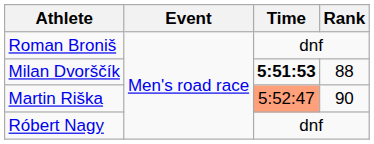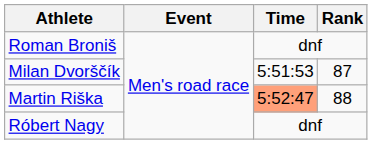(286, 72) bold -> (285, 72) normal
(344, 72) 88 -> (342, 72) 87
(344, 99) 90 -> (342, 99) 88
